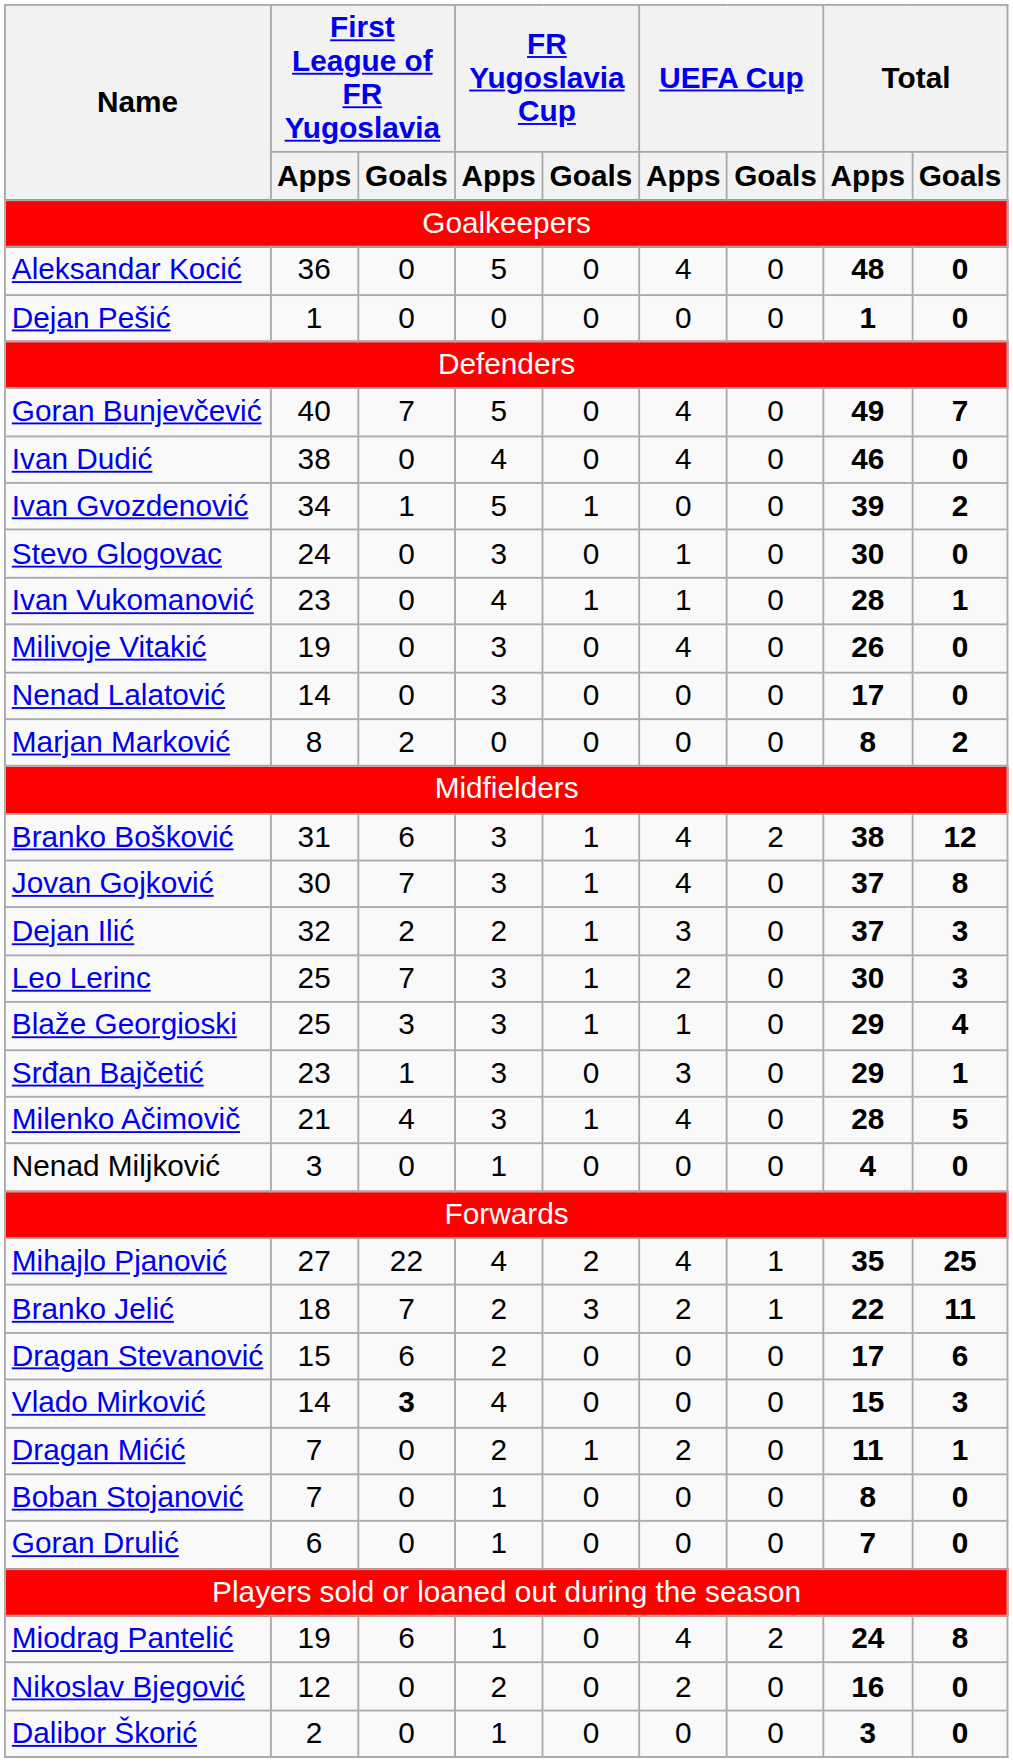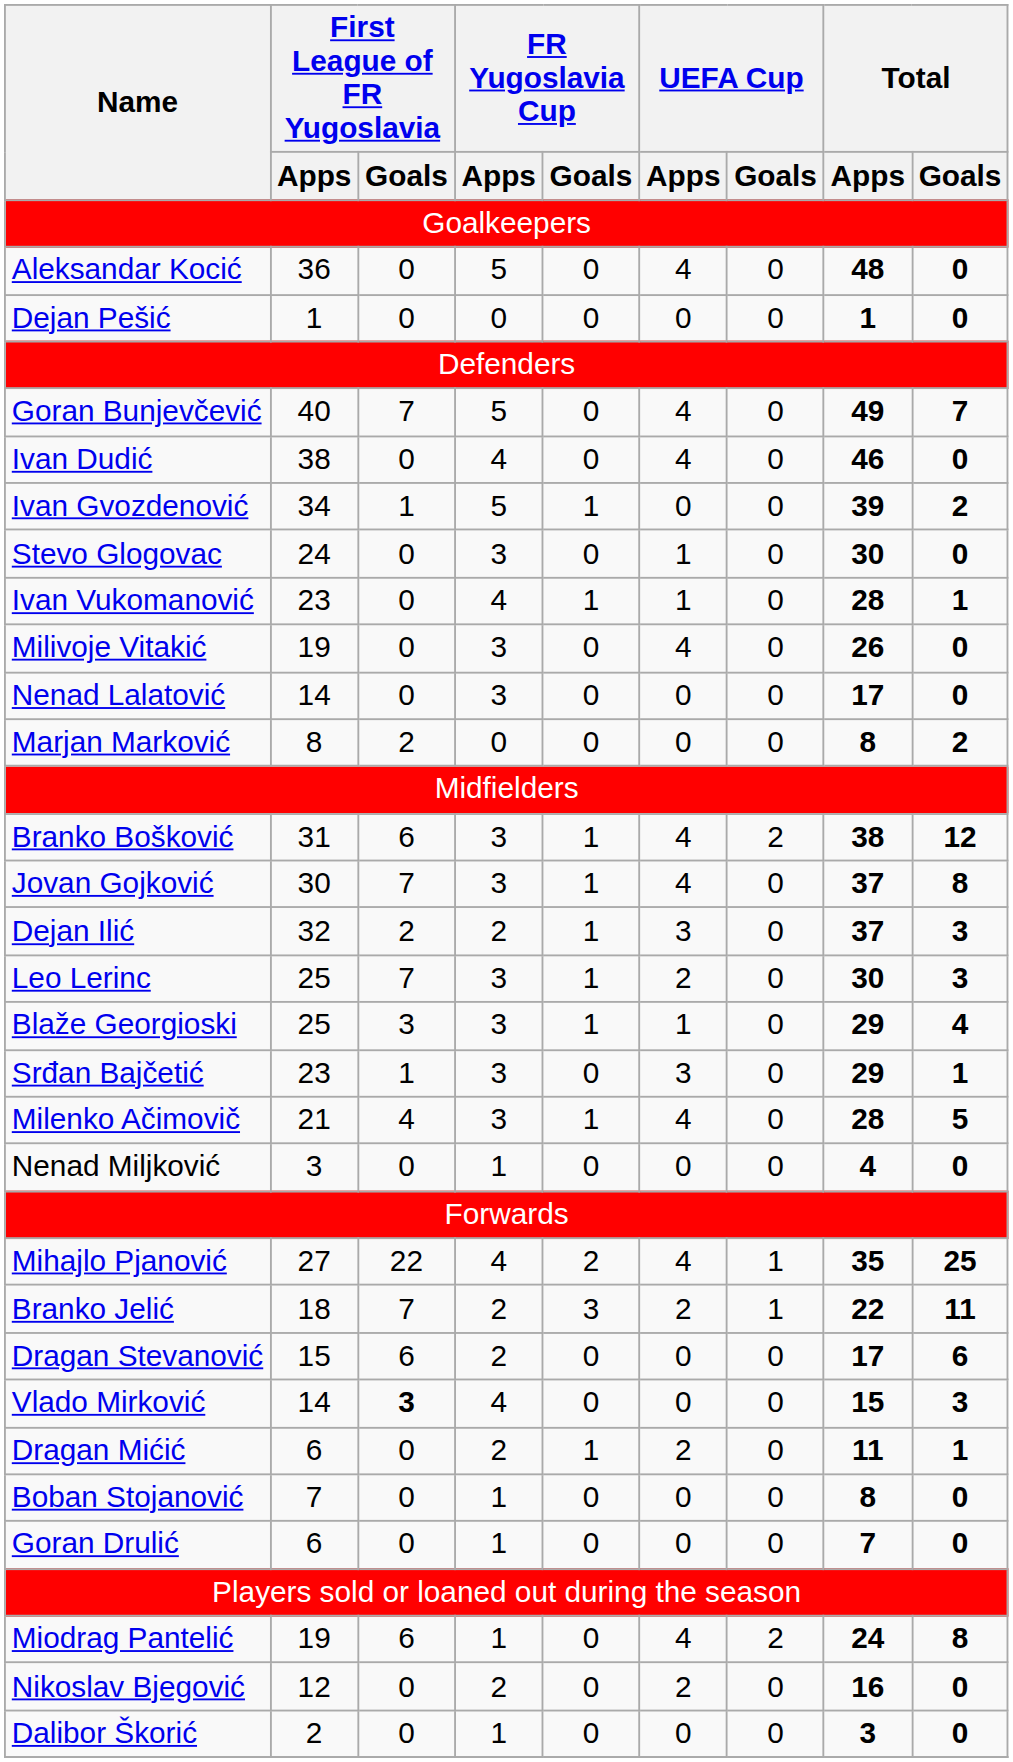(314, 1450) 7 -> (314, 1450) 6
